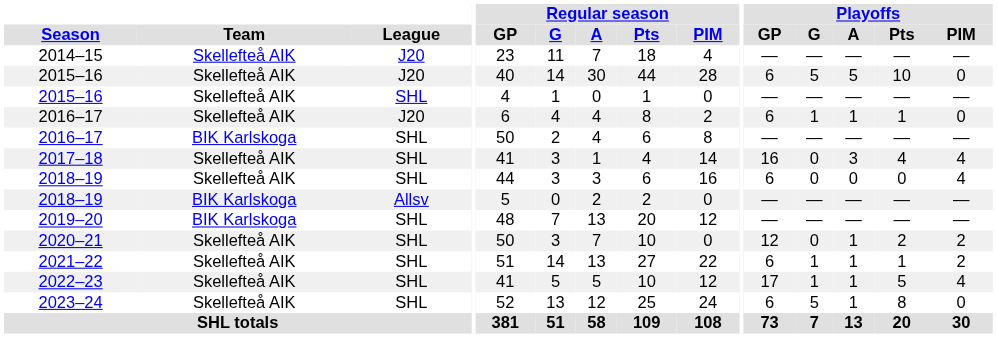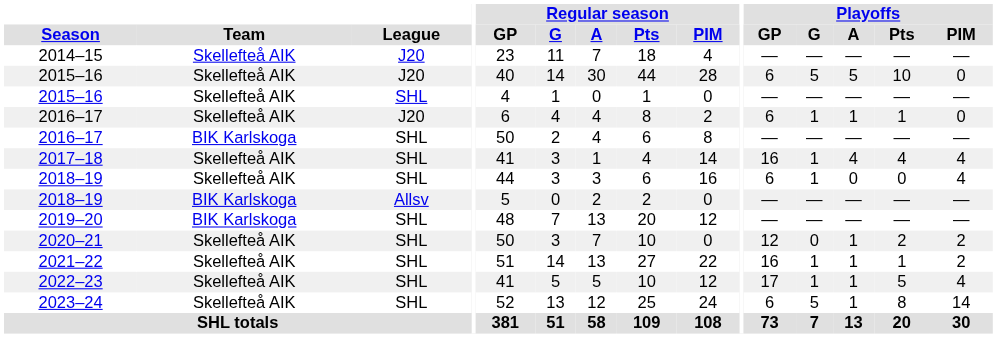(814, 158) 0 -> (814, 158) 1
(853, 158) 3 -> (853, 158) 4
(814, 179) 0 -> (814, 179) 1
(770, 261) 6 -> (770, 261) 16
(961, 302) 0 -> (961, 302) 14
